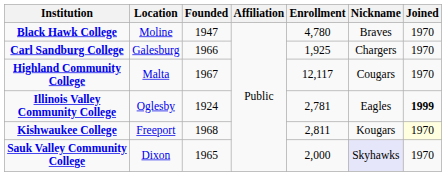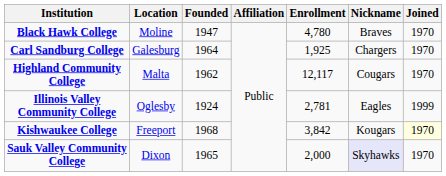(207, 50) 1966 -> (207, 50) 1964
(207, 74) 1967 -> (207, 74) 1962
(422, 106) bold -> (422, 106) normal
(318, 130) 2,811 -> (318, 130) 3,842
